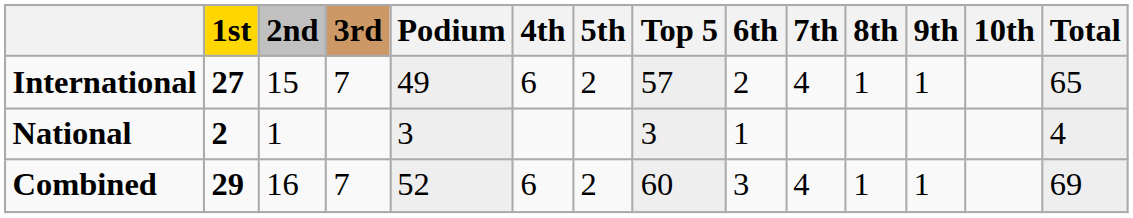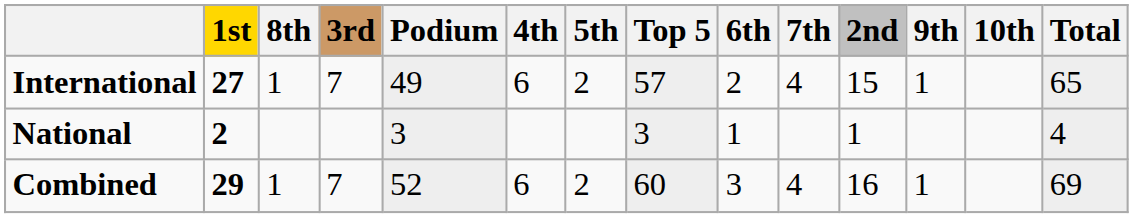columns swapped: (292, 30) <-> (876, 30)
